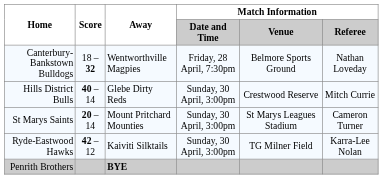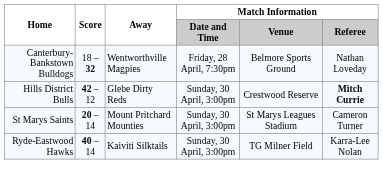(90, 94) 40 – 14 -> (90, 94) 42 – 12
(350, 94) normal -> (350, 94) bold
(90, 146) 42 – 12 -> (90, 146) 40 – 14
- row: (42, 166)
